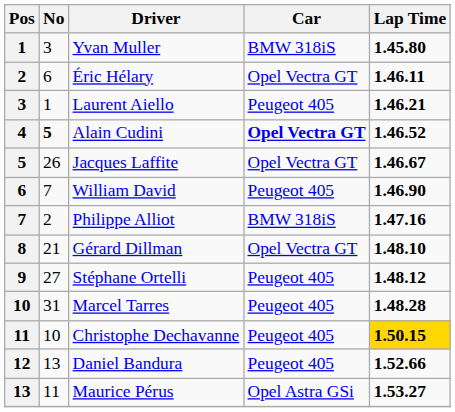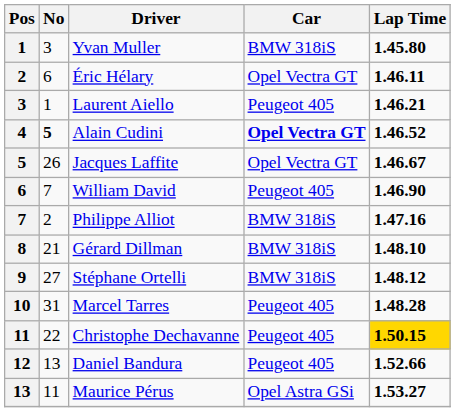(302, 248) Opel Vectra GT -> (292, 248) BMW 318iS
(291, 276) Peugeot 405 -> (292, 276) BMW 318iS
(52, 334) 10 -> (52, 334) 22
